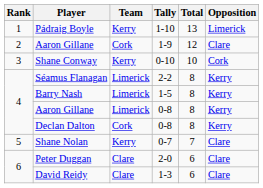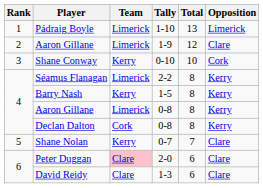(124, 28) Kerry -> (131, 28) Limerick
(122, 45) Cork -> (131, 45) Limerick
(131, 93) Limerick -> (124, 93) Kerry
(123, 158) no background -> (123, 158) pink background
